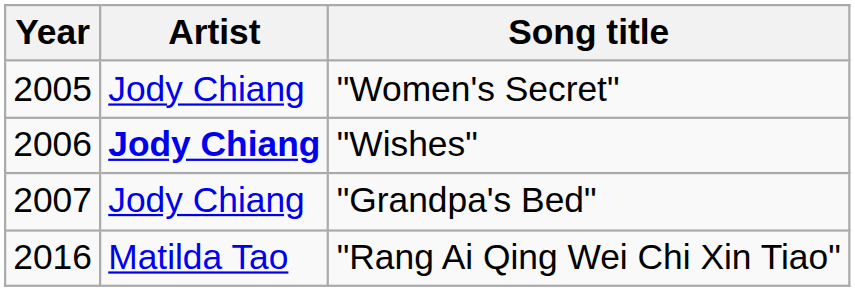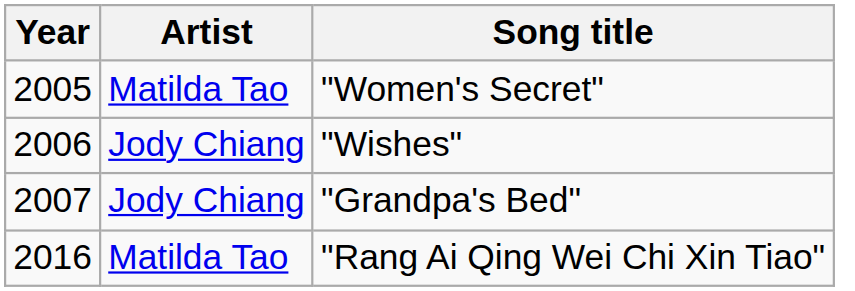(207, 88) Jody Chiang -> (198, 88) Matilda Tao
(214, 144) bold -> (207, 144) normal
